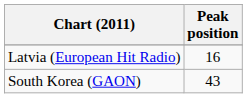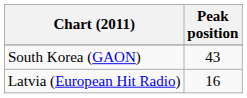rows swapped: (94, 57) <-> (74, 81)
